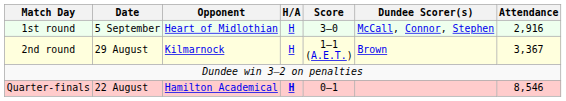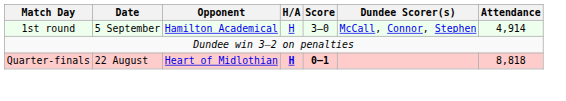(221, 29) Heart of Midlothian -> (221, 29) Hamilton Academical
(529, 29) 2,916 -> (511, 29) 4,914
- row: (48, 50)
(221, 88) Hamilton Academical -> (221, 61) Heart of Midlothian
(329, 88) normal -> (320, 61) bold
(529, 88) 8,546 -> (511, 61) 8,818
